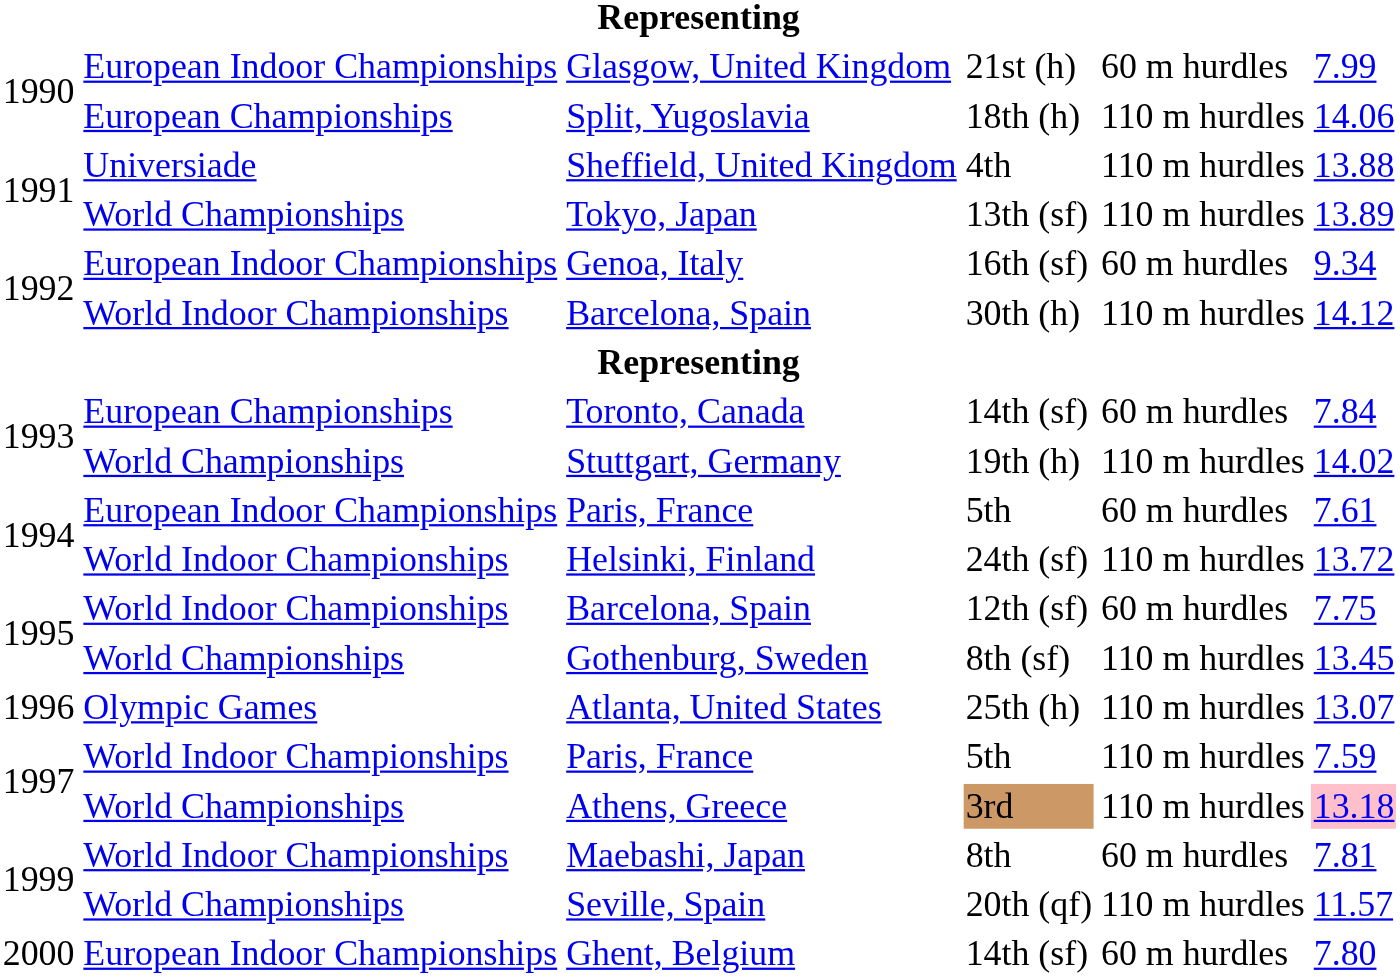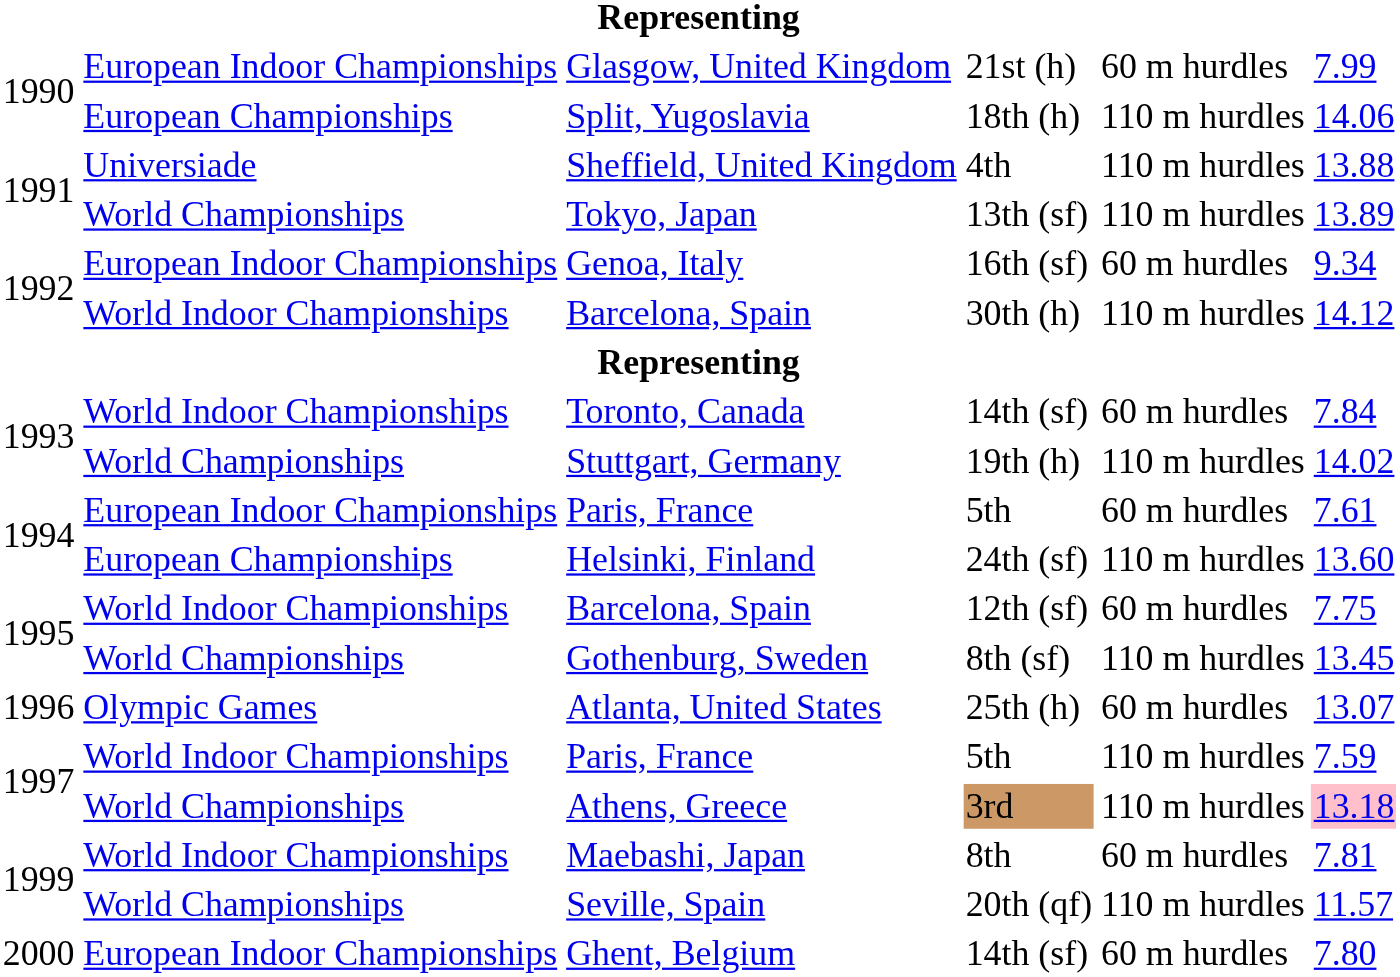(268, 411) European Championships -> (296, 411) World Indoor Championships
(296, 559) World Indoor Championships -> (268, 559) European Championships
(1354, 559) 13.72 -> (1354, 559) 13.60
(1203, 707) 110 m hurdles -> (1195, 707) 60 m hurdles
